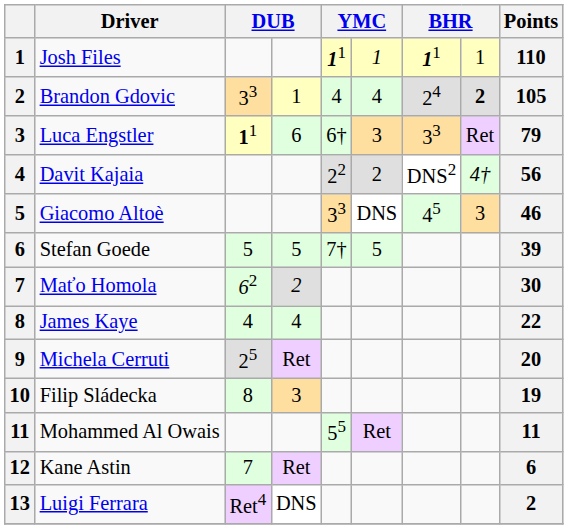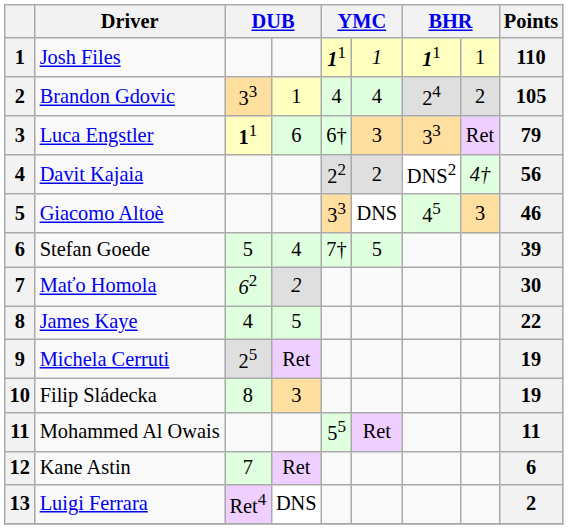(480, 96) bold -> (480, 96) normal
(296, 249) 5 -> (296, 249) 4
(296, 321) 4 -> (296, 321) 5
(531, 358) 20 -> (531, 358) 19
